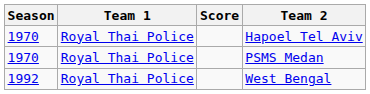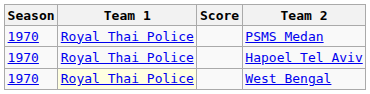rows swapped: (304, 36) <-> (284, 57)
(23, 79) 1992 -> (23, 79) 1970
(127, 79) no background -> (127, 79) lightyellow background
